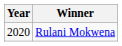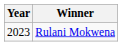(19, 31) 2020 -> (19, 31) 2023
